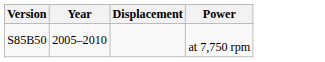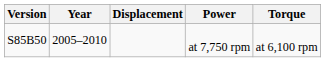+ column: (287, 14)
